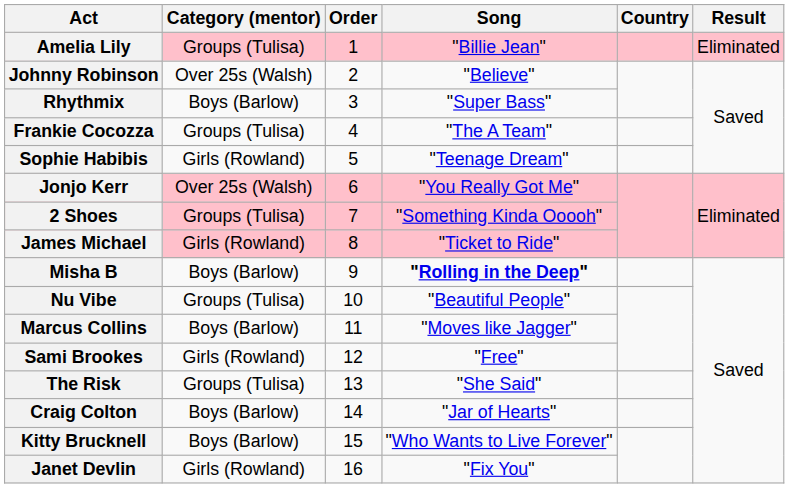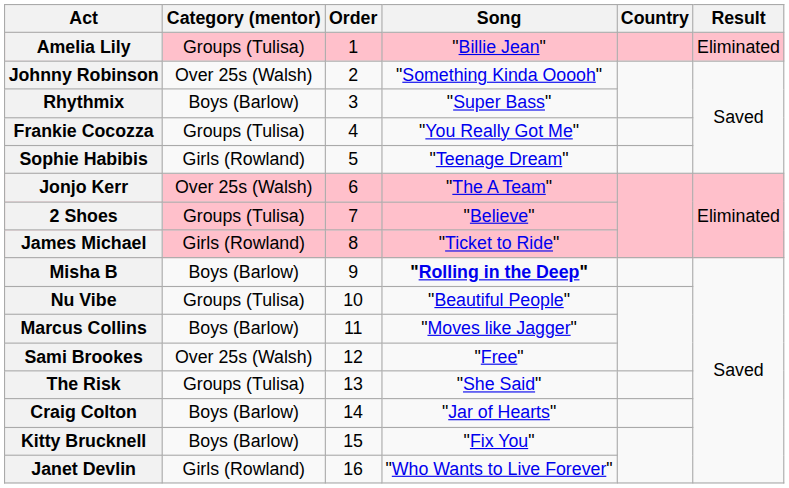(499, 74) "Believe" -> (499, 74) "Something Kinda Ooooh"
(499, 131) "The A Team" -> (499, 131) "You Really Got Me"
(499, 187) "You Really Got Me" -> (499, 187) "The A Team"
(499, 215) "Something Kinda Ooooh" -> (499, 215) "Believe"
(244, 356) Girls (Rowland) -> (244, 356) Over 25s (Walsh)
(499, 441) "Who Wants to Live Forever" -> (499, 441) "Fix You"
(499, 469) "Fix You" -> (499, 469) "Who Wants to Live Forever"
